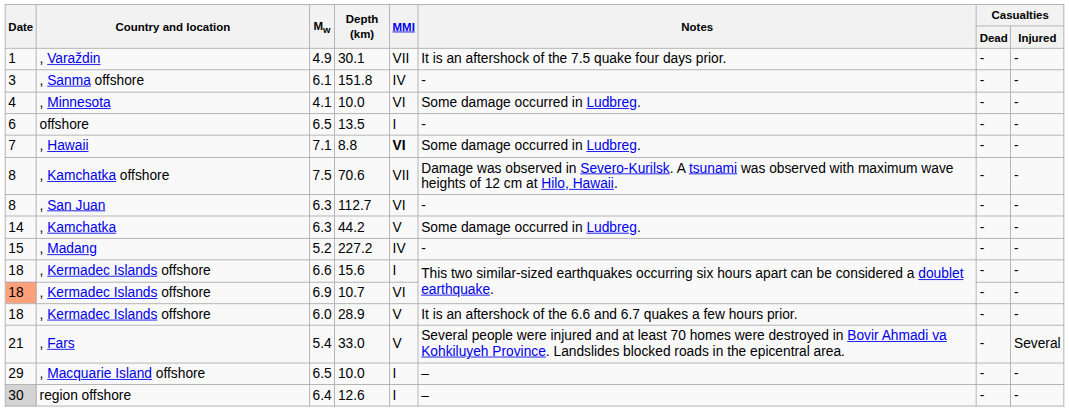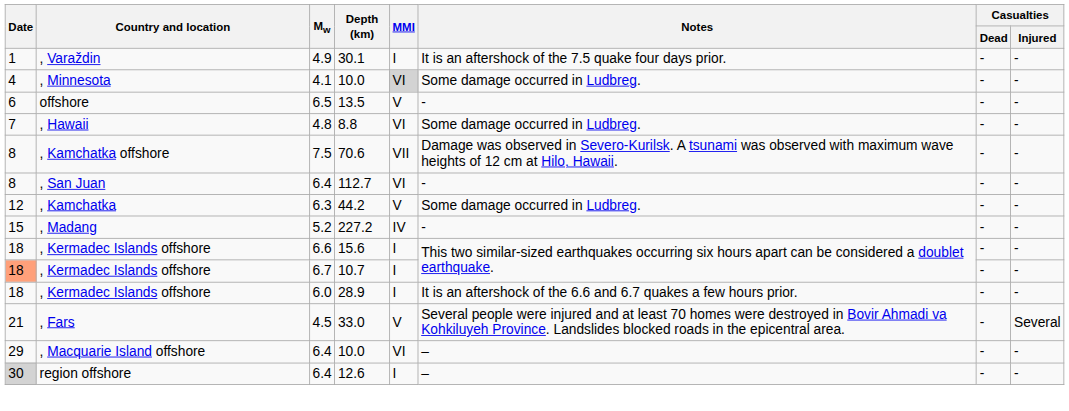(401, 59) VII -> (394, 59) I
- row: (92, 80)
(399, 102) no background -> (399, 80) lightgrey background
(394, 124) I -> (397, 102) V
(322, 146) 7.1 -> (322, 124) 4.8
(399, 146) bold -> (399, 124) normal
(322, 205) 6.3 -> (322, 183) 6.4
(16, 227) 14 -> (16, 205) 12
(322, 292) 6.9 -> (322, 270) 6.7
(399, 292) VI -> (394, 270) I
(397, 314) V -> (394, 292) I
(322, 344) 5.4 -> (322, 322) 4.5
(322, 373) 6.5 -> (322, 351) 6.4
(394, 373) I -> (399, 351) VI
